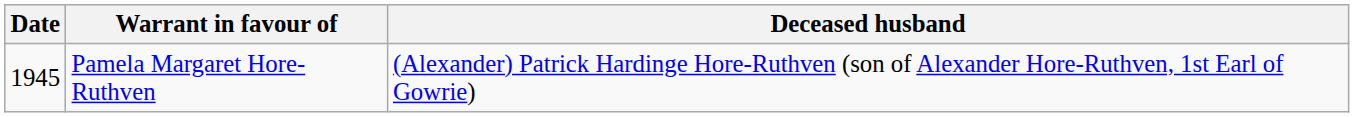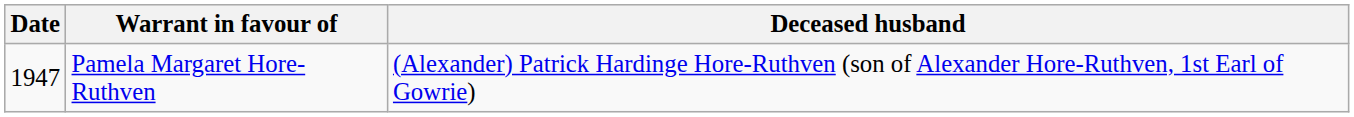(35, 77) 1945 -> (35, 77) 1947
